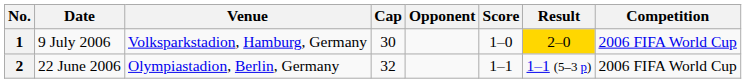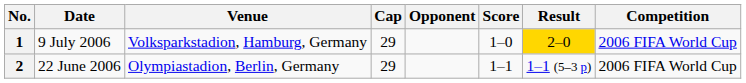(388, 41) 30 -> (388, 41) 29
(388, 66) 32 -> (388, 66) 29
